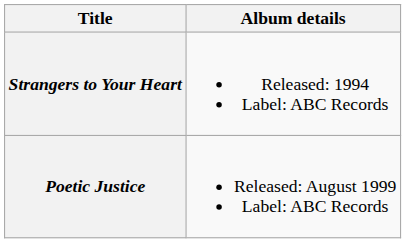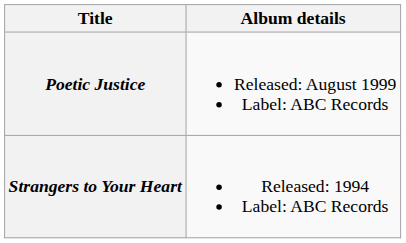rows swapped: (95, 83) <-> (95, 186)
